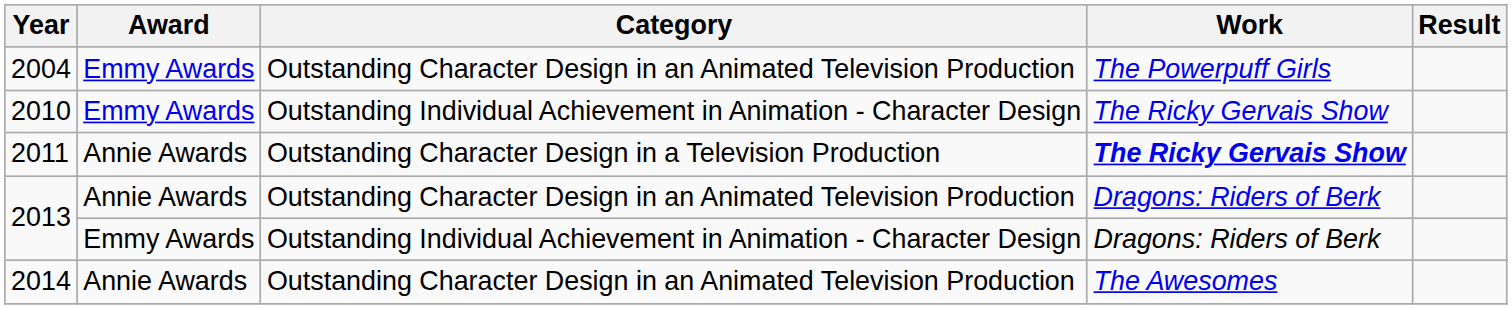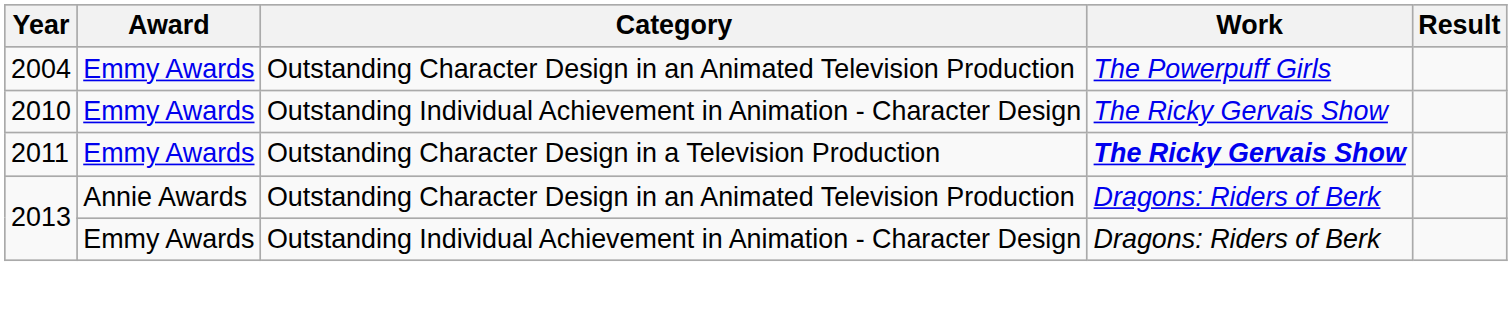(165, 153) Annie Awards -> (169, 153) Emmy Awards
- row: (41, 281)
